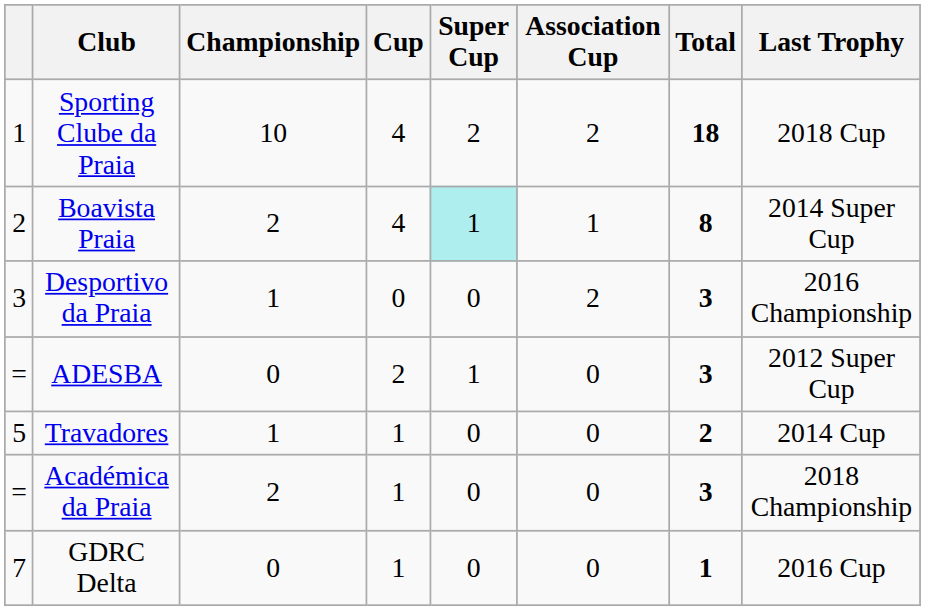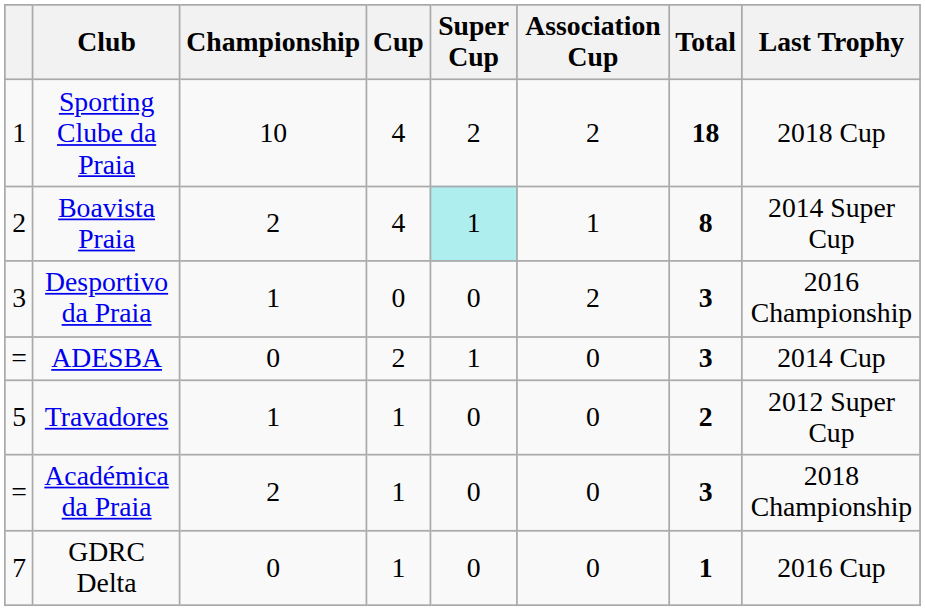(831, 373) 2012 Super Cup -> (831, 357) 2014 Cup
(831, 432) 2014 Cup -> (831, 417) 2012 Super Cup
